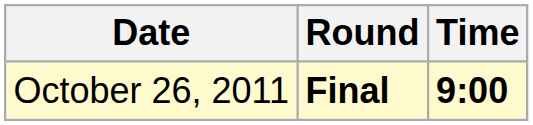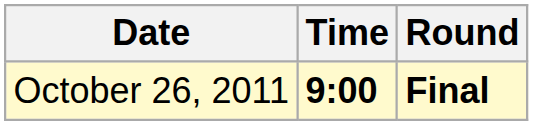columns swapped: (478, 33) <-> (363, 33)
